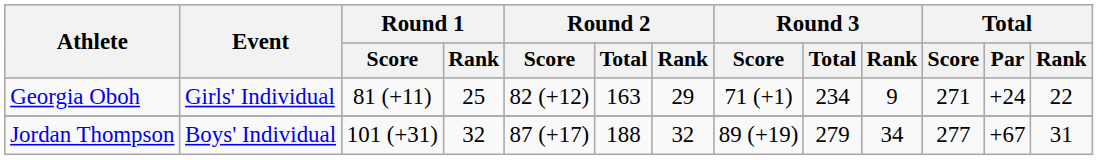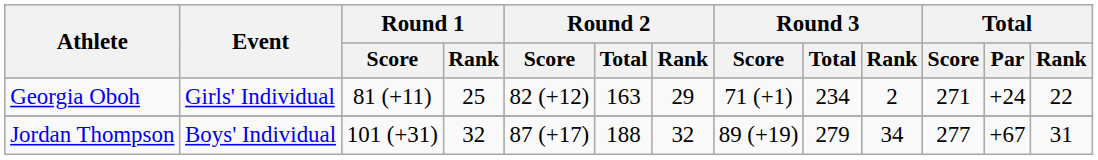(892, 97) 9 -> (892, 97) 2
